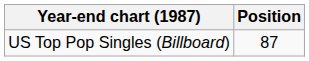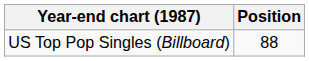(269, 42) 87 -> (269, 42) 88
